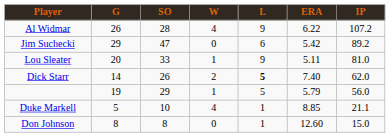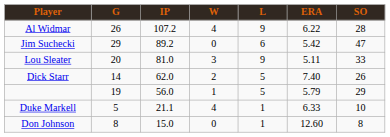columns swapped: (361, 12) <-> (165, 12)
(214, 60) 1 -> (214, 60) 3
(263, 76) bold -> (263, 76) normal
(312, 108) 8.85 -> (312, 108) 6.33
